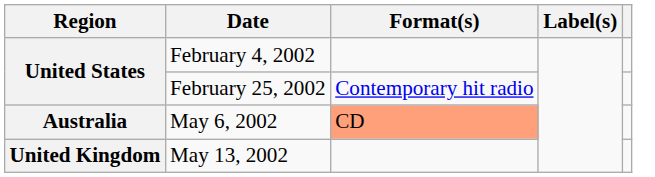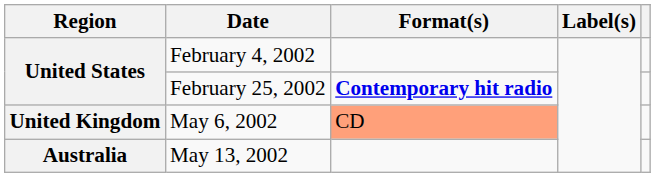(434, 88) normal -> (444, 88) bold
(85, 121) Australia -> (85, 121) United Kingdom
(85, 155) United Kingdom -> (85, 155) Australia
